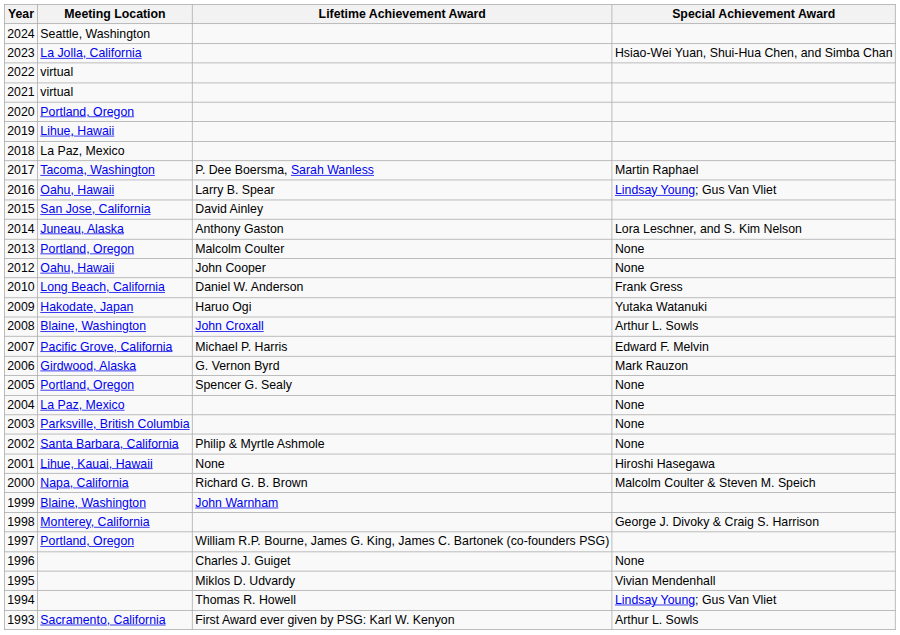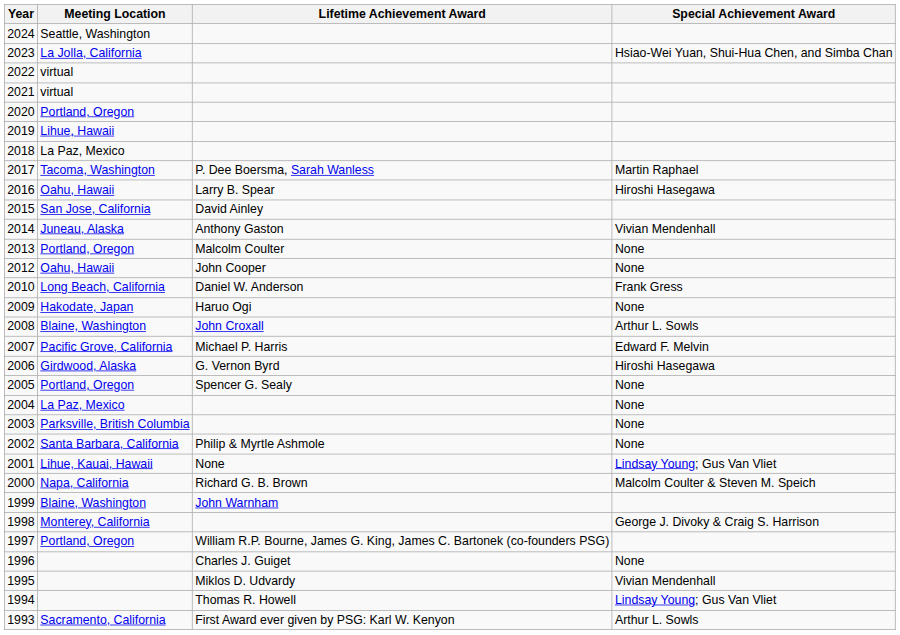(696, 190) Lindsay Young; Gus Van Vliet -> (665, 190) Hiroshi Hasegawa
(708, 229) Lora Leschner, and S. Kim Nelson -> (665, 229) Vivian Mendenhall
(661, 307) Yutaka Watanuki -> (630, 307) None
(652, 365) Mark Rauzon -> (665, 365) Hiroshi Hasegawa
(665, 463) Hiroshi Hasegawa -> (696, 463) Lindsay Young; Gus Van Vliet
